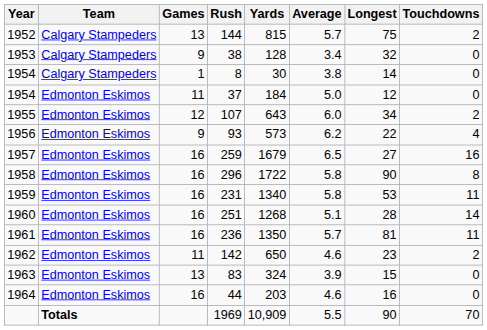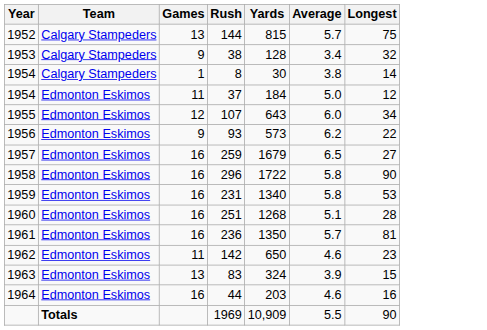- column: (441, 14)
